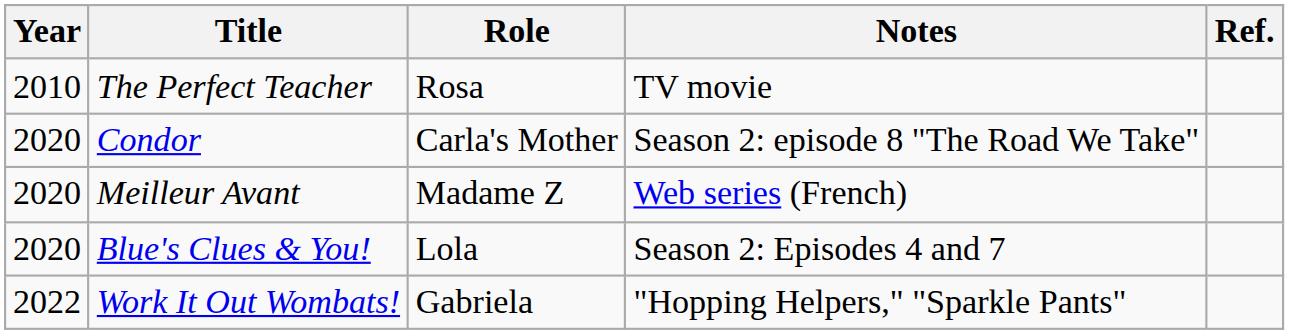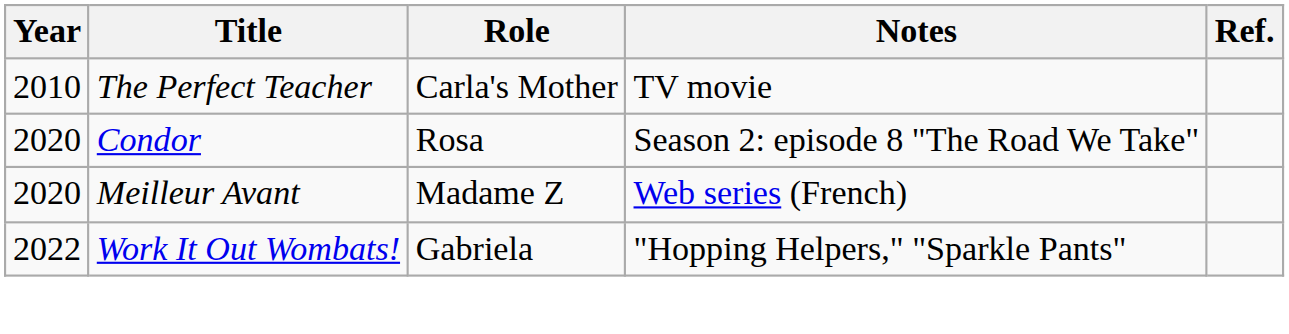(450, 85) Rosa -> (517, 85) Carla's Mother
(517, 139) Carla's Mother -> (450, 139) Rosa
- row: (234, 247)
